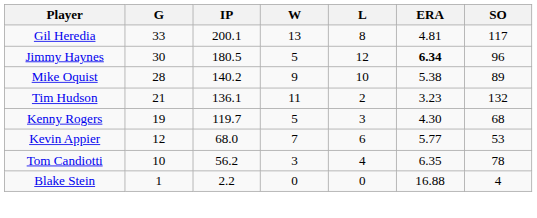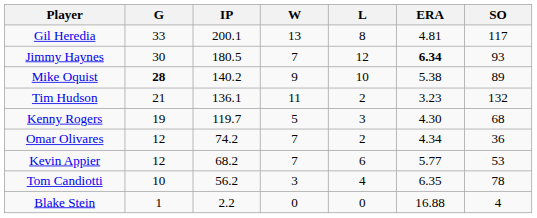(294, 56) 5 -> (294, 56) 7
(498, 56) 96 -> (498, 56) 93
(159, 77) normal -> (159, 77) bold
+ row: (65, 139)
(227, 139) 68.0 -> (227, 160) 68.2
